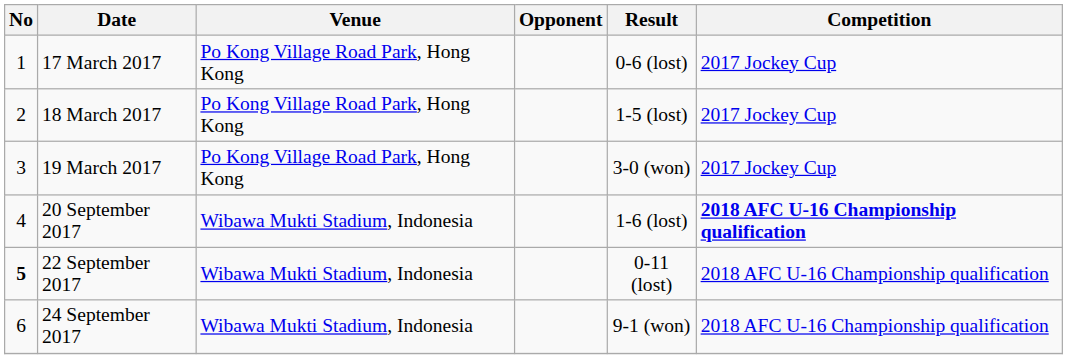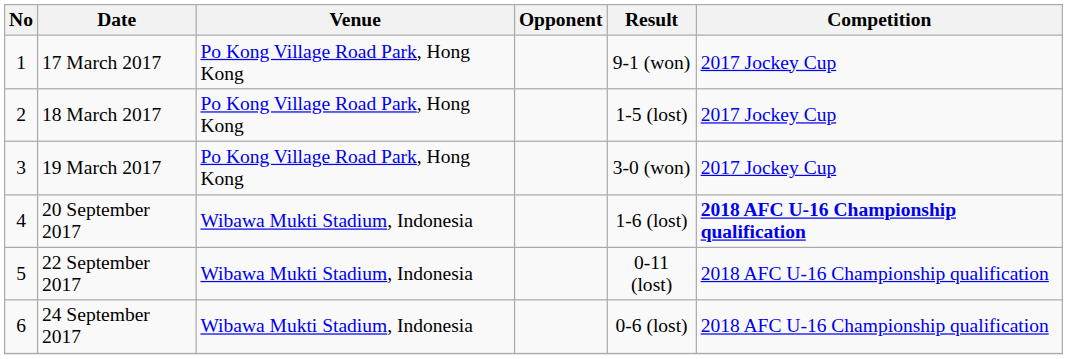(652, 61) 0-6 (lost) -> (652, 61) 9-1 (won)
(21, 273) bold -> (21, 273) normal
(652, 326) 9-1 (won) -> (652, 326) 0-6 (lost)
